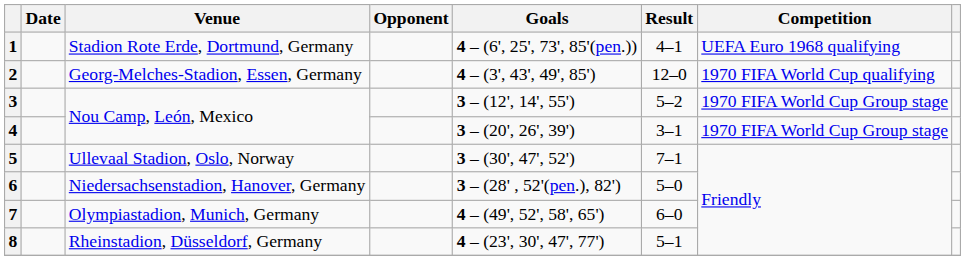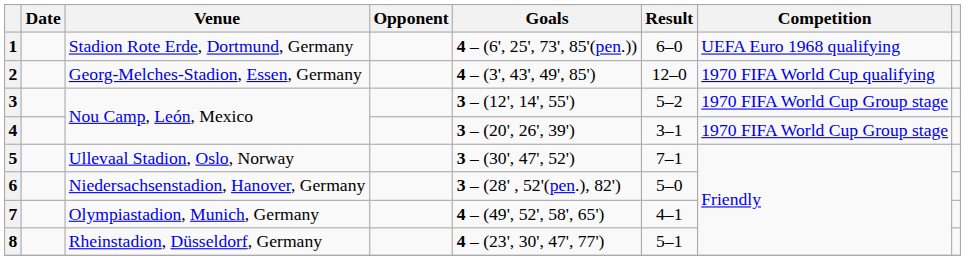(669, 46) 4–1 -> (669, 46) 6–0
(669, 213) 6–0 -> (669, 213) 4–1
